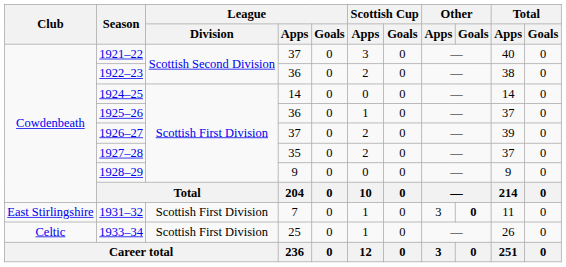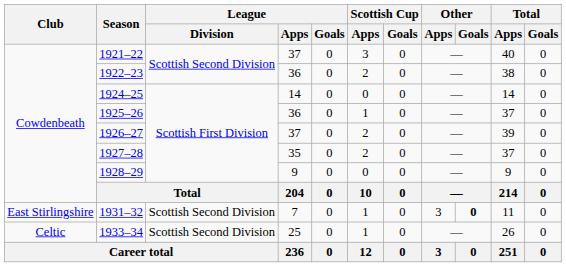(212, 212) Scottish First Division -> (212, 212) Scottish Second Division
(212, 232) Scottish First Division -> (212, 232) Scottish Second Division
